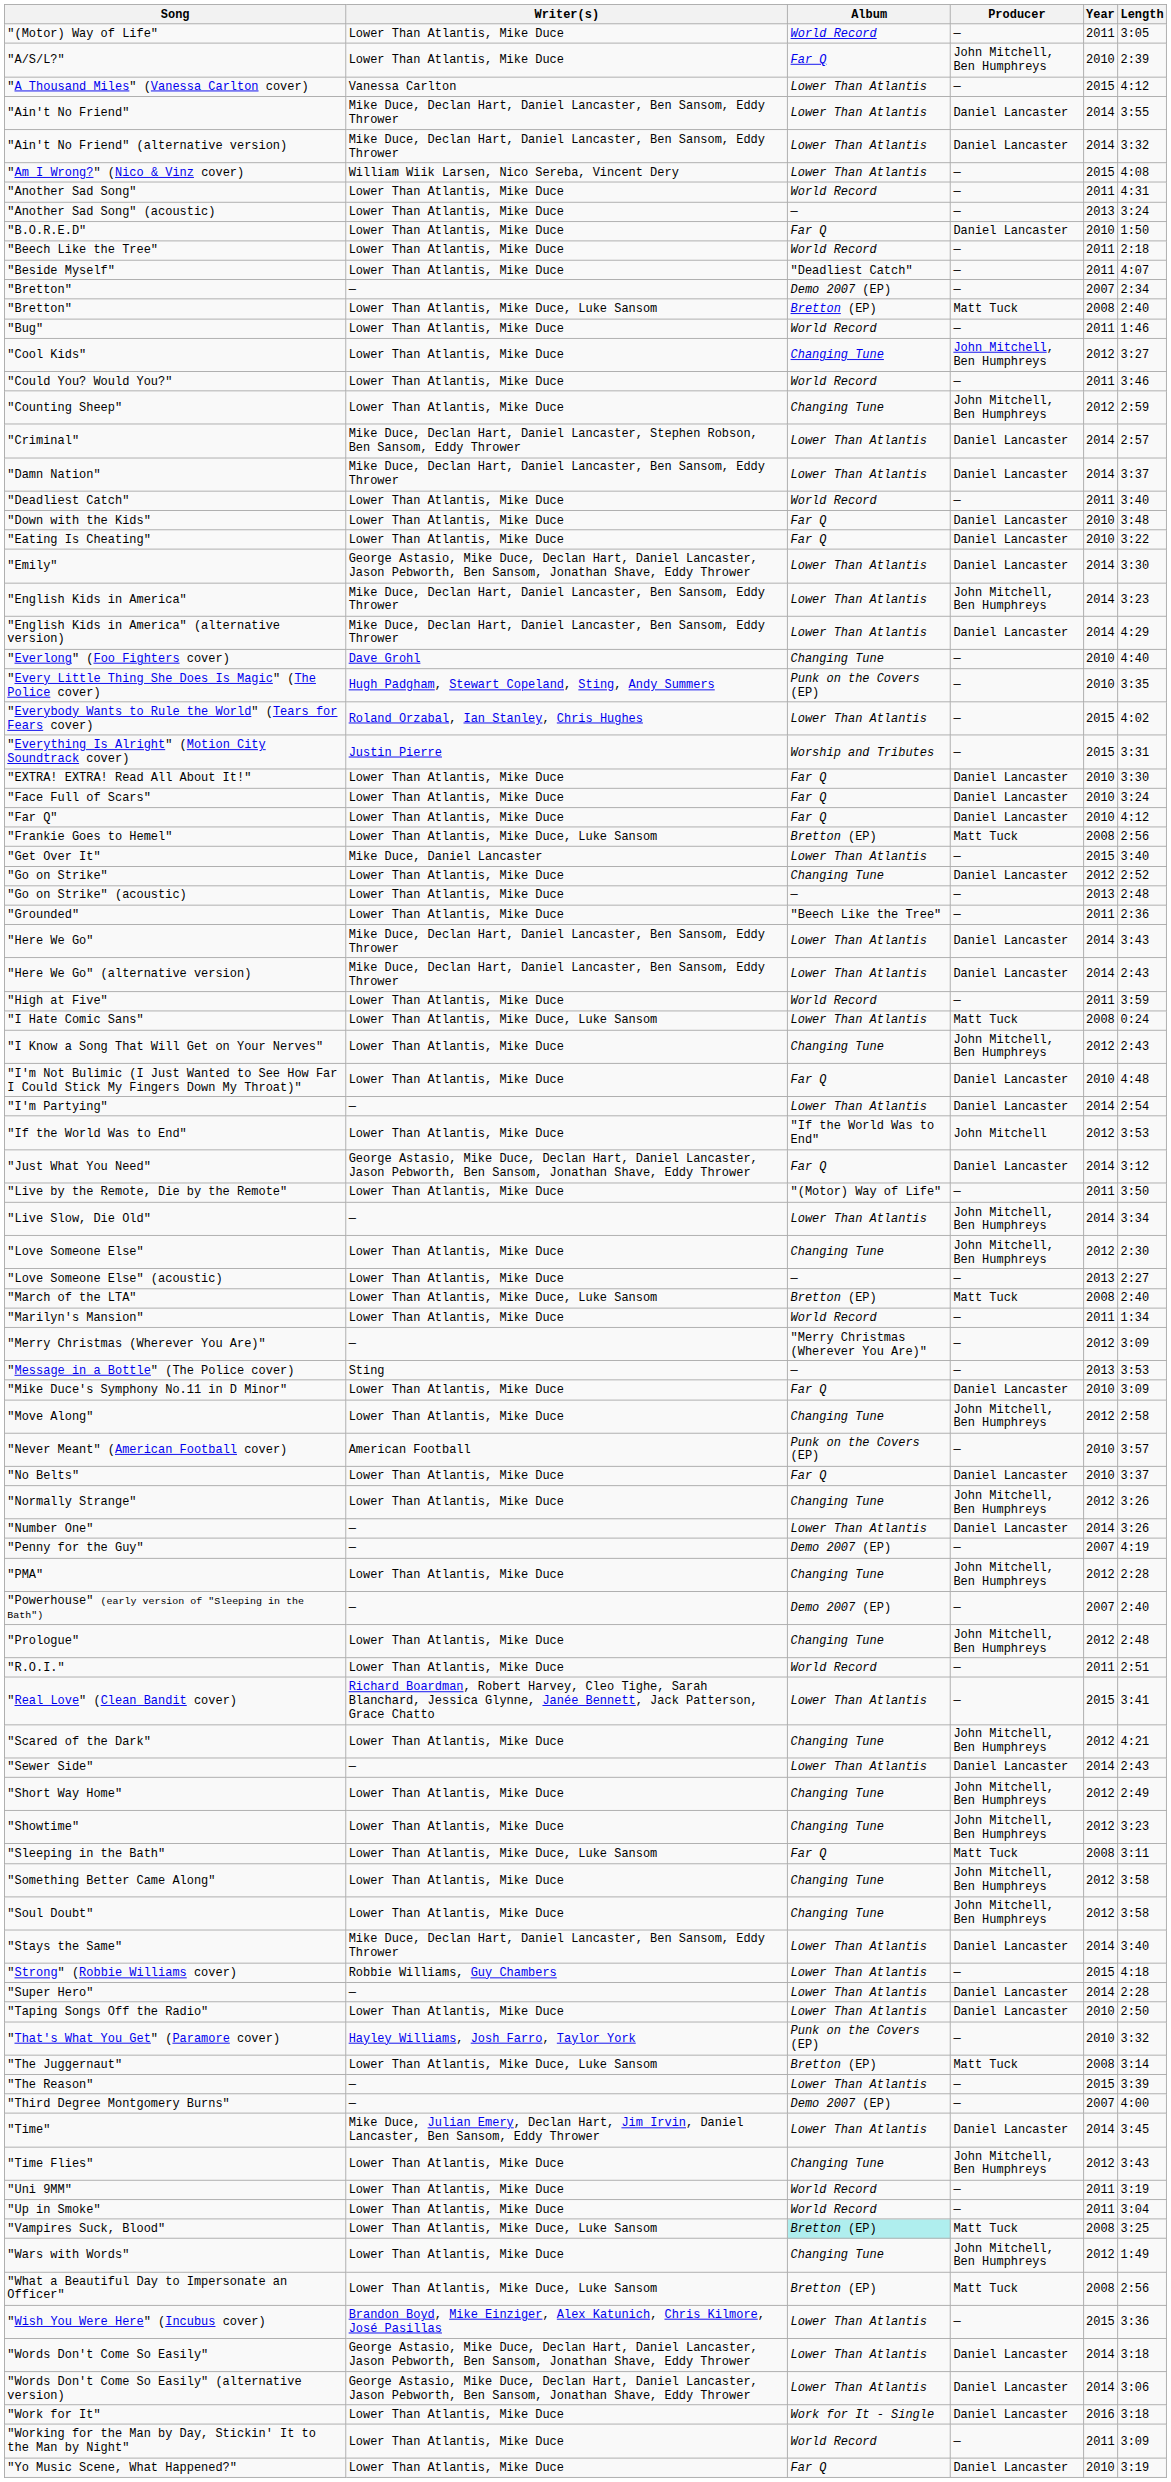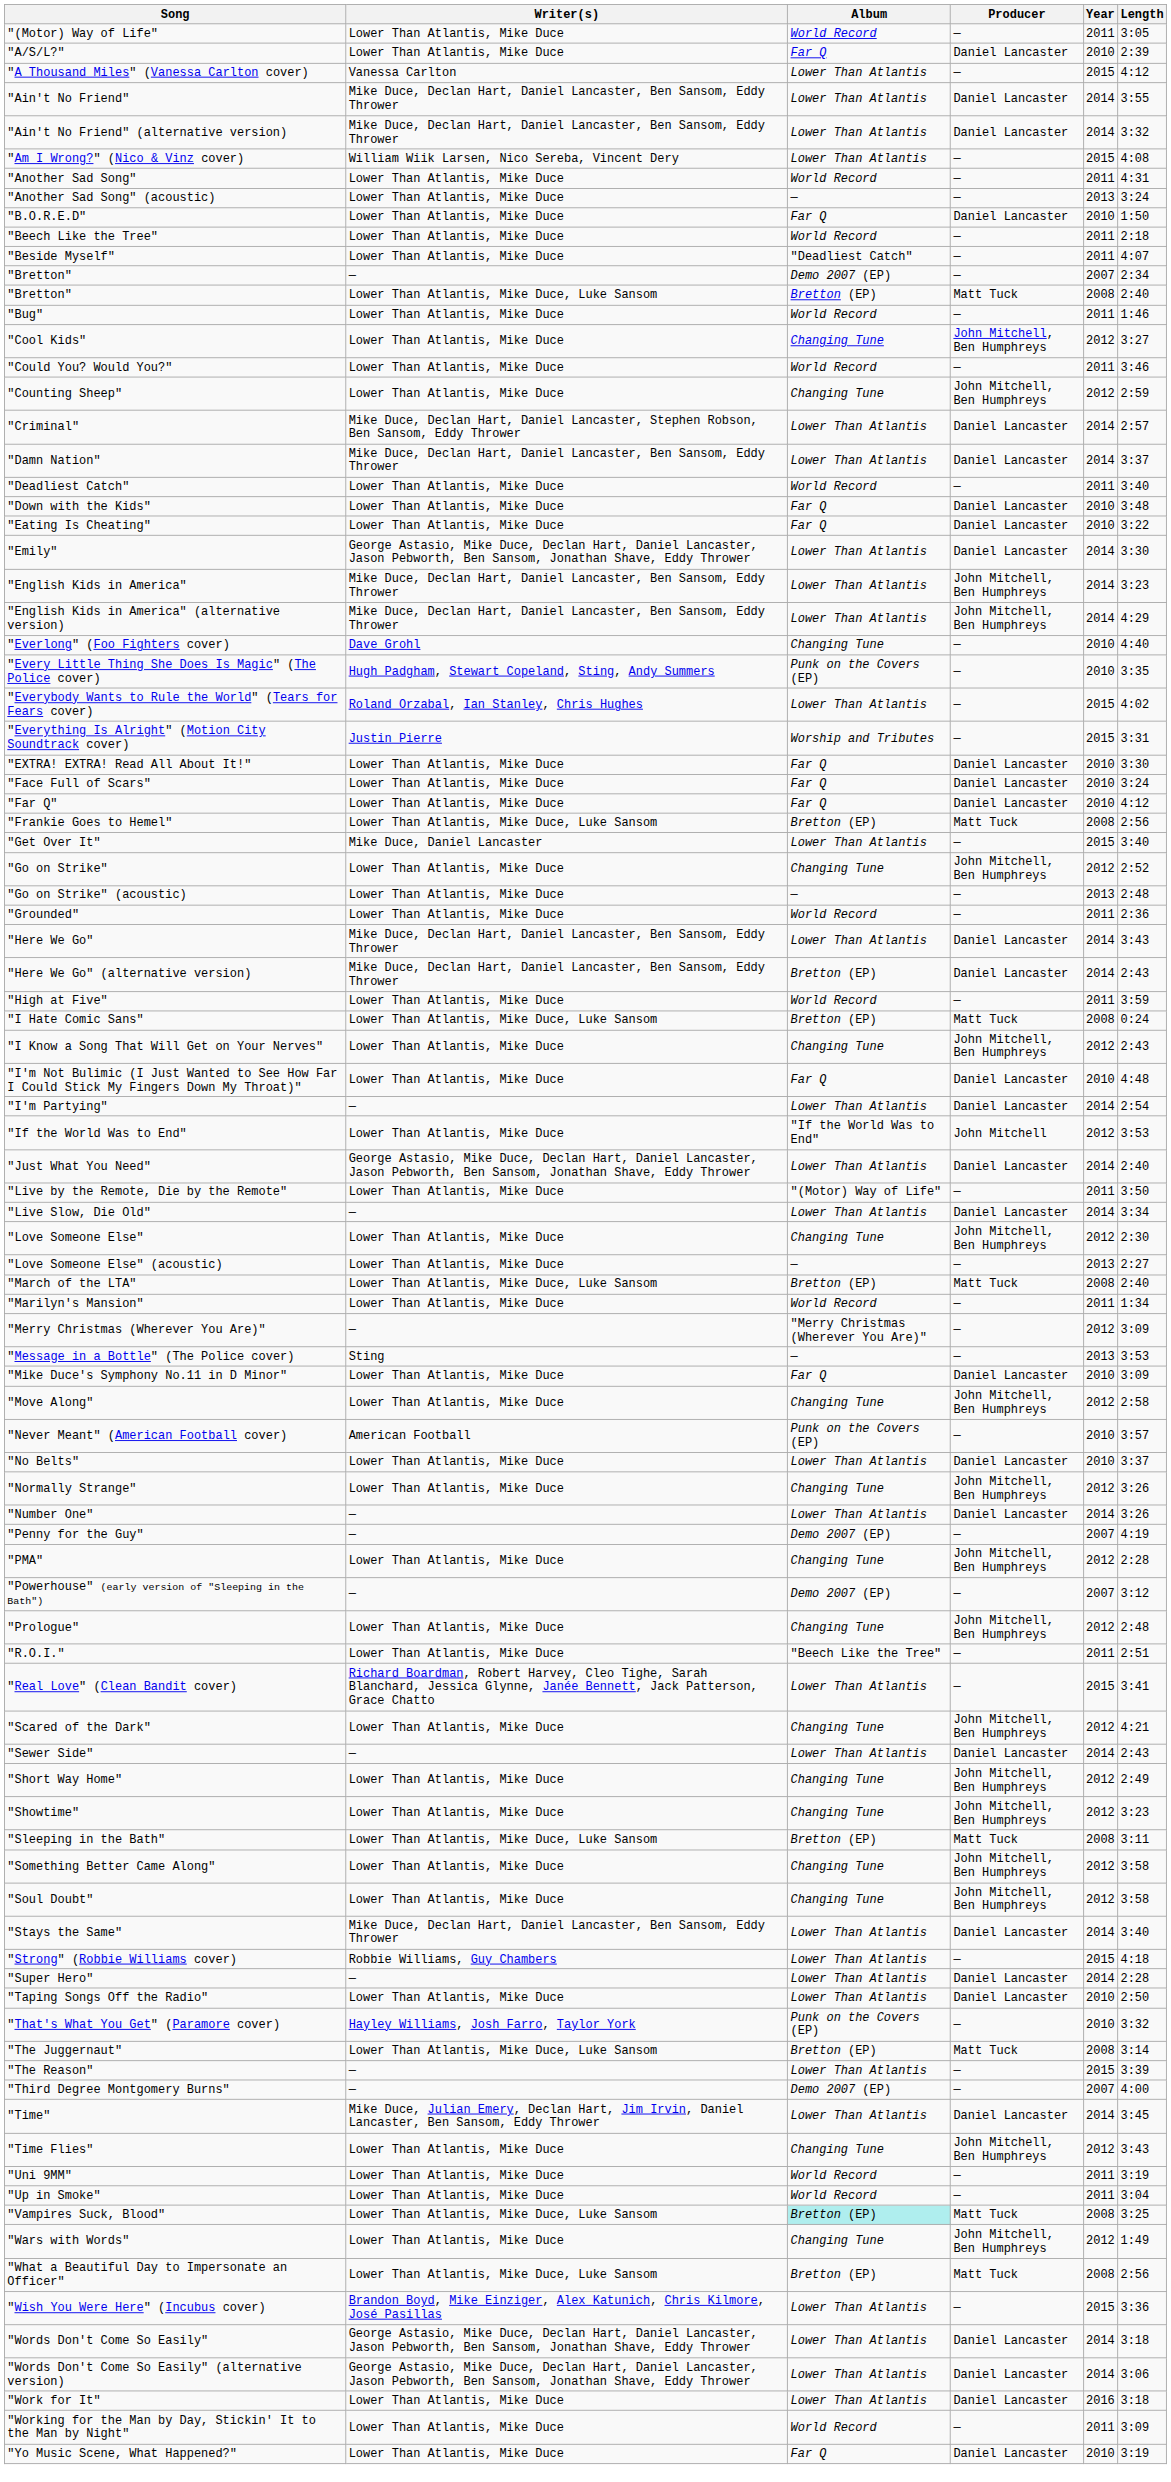(1004, 60) John Mitchell, Ben Humphreys -> (1011, 53) Daniel Lancaster
(1011, 633) Daniel Lancaster -> (1004, 619) John Mitchell, Ben Humphreys
(1011, 876) Daniel Lancaster -> (1004, 869) John Mitchell, Ben Humphreys
(866, 915) "Beech Like the Tree" -> (834, 915) World Record
(859, 975) Lower Than Atlantis -> (834, 975) Bretton (EP)
(859, 1020) Lower Than Atlantis -> (834, 1020) Bretton (EP)
(809, 1166) Far Q -> (859, 1166) Lower Than Atlantis
(1135, 1166) 3:12 -> (1135, 1166) 2:40
(1004, 1219) John Mitchell, Ben Humphreys -> (1011, 1212) Daniel Lancaster
(809, 1476) Far Q -> (859, 1462) Lower Than Atlantis
(1135, 1608) 2:40 -> (1135, 1594) 3:12
(834, 1668) World Record -> (866, 1654) "Beech Like the Tree"
(809, 1854) Far Q -> (834, 1840) Bretton (EP)
(862, 2415) Work for It - Single -> (859, 2401) Lower Than Atlantis
